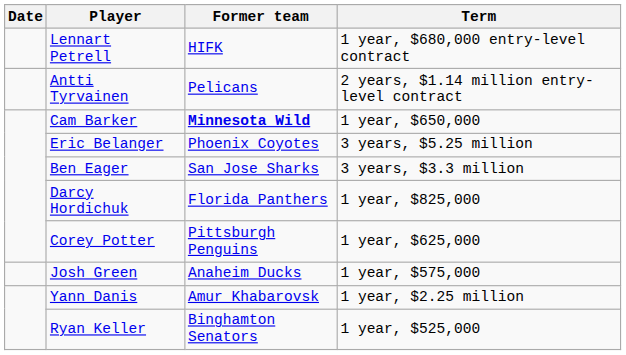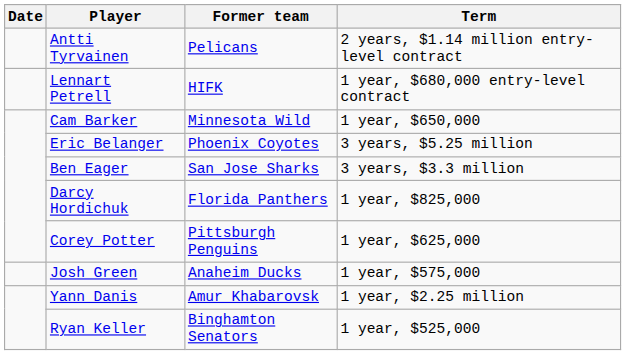rows swapped: (81, 49) <-> (89, 89)
(249, 121) bold -> (249, 121) normal
